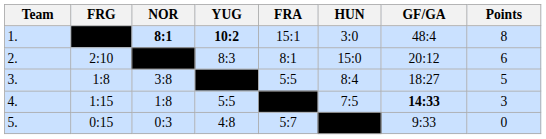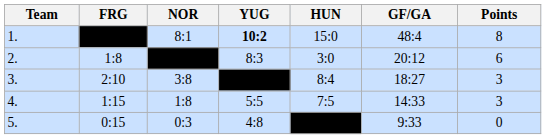- column: (288, 15)
(163, 36) bold -> (183, 36) normal
(349, 36) 3:0 -> (326, 36) 15:0
(101, 58) 2:10 -> (113, 58) 1:8
(349, 58) 15:0 -> (326, 58) 3:0
(101, 79) 1:8 -> (113, 79) 2:10
(504, 79) 5 -> (499, 79) 3
(424, 101) bold -> (409, 101) normal
